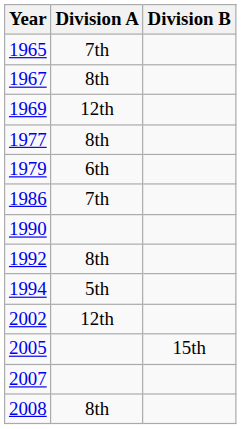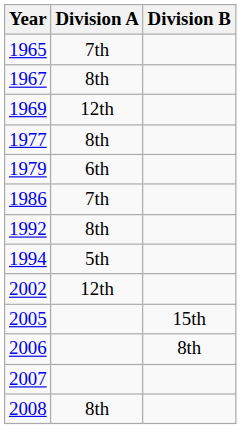- row: (28, 229)
+ row: (28, 348)
